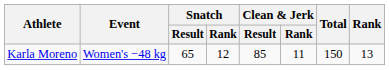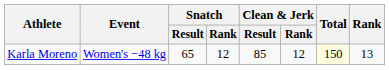(299, 54) 11 -> (299, 54) 12
(333, 54) no background -> (333, 54) lightyellow background
